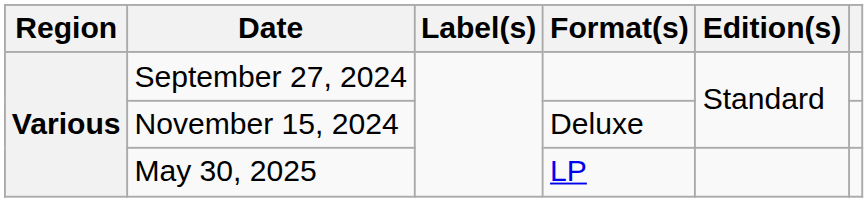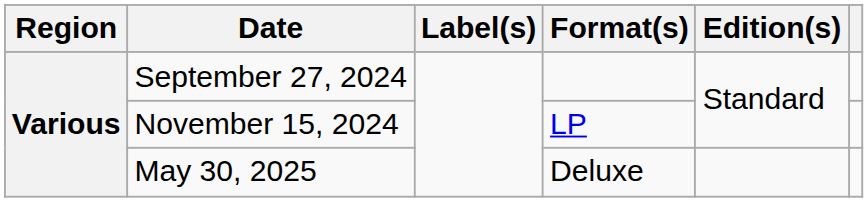(597, 123) Deluxe -> (568, 123) LP
(568, 171) LP -> (597, 171) Deluxe
